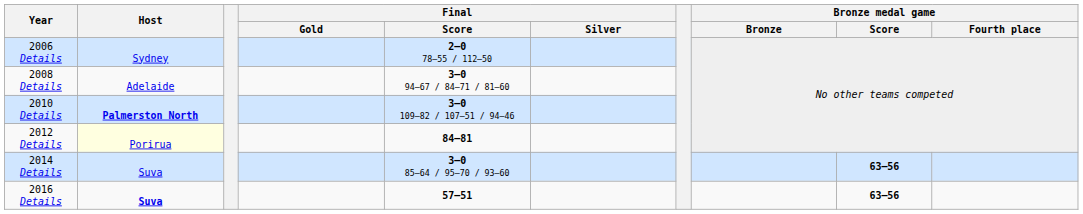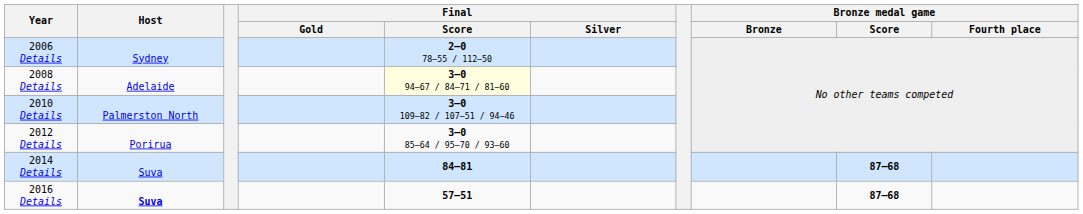(457, 80) no background -> (457, 80) lightyellow background
(150, 115) bold -> (150, 115) normal
(150, 144) lightyellow background -> (150, 144) no background
(457, 138) 84–81 -> (457, 137) 3–0 85–64 / 95–70 / 93–60
(457, 166) 3–0 85–64 / 95–70 / 93–60 -> (457, 166) 84–81
(884, 166) 63–56 -> (884, 166) 87–68
(884, 195) 63–56 -> (884, 195) 87–68
